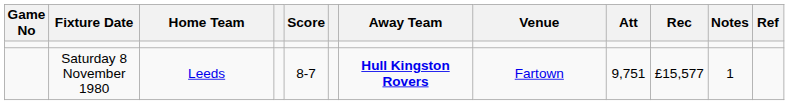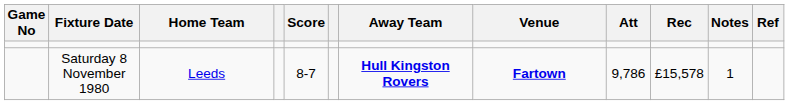(539, 73) normal -> (539, 73) bold
(628, 73) 9,751 -> (628, 73) 9,786
(679, 73) £15,577 -> (679, 73) £15,578
